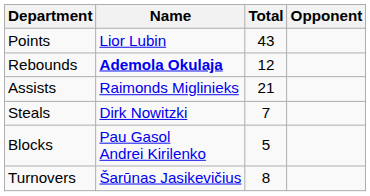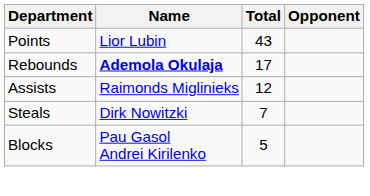(266, 64) 12 -> (263, 64) 17
(266, 88) 21 -> (263, 88) 12
- row: (42, 178)
